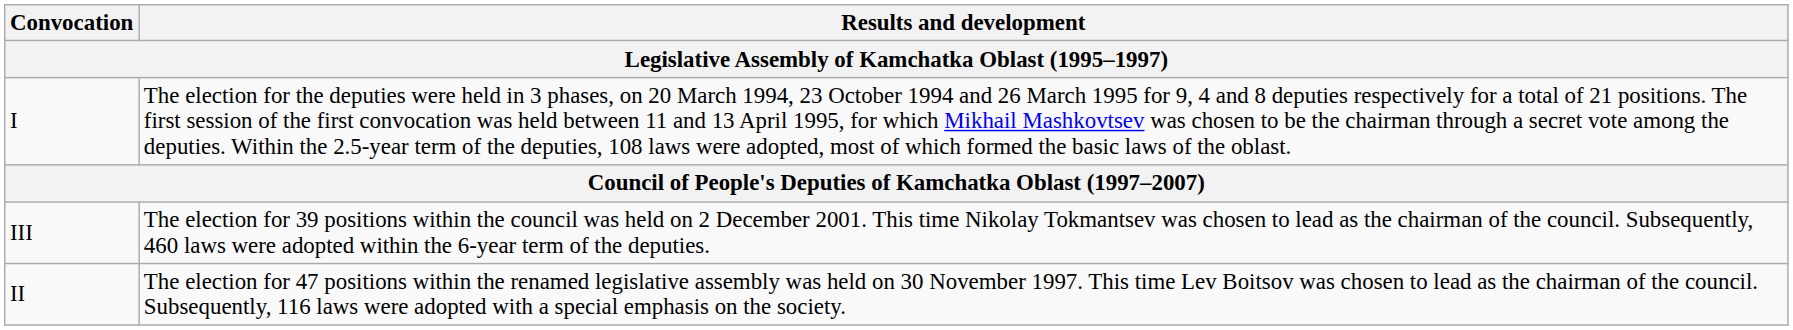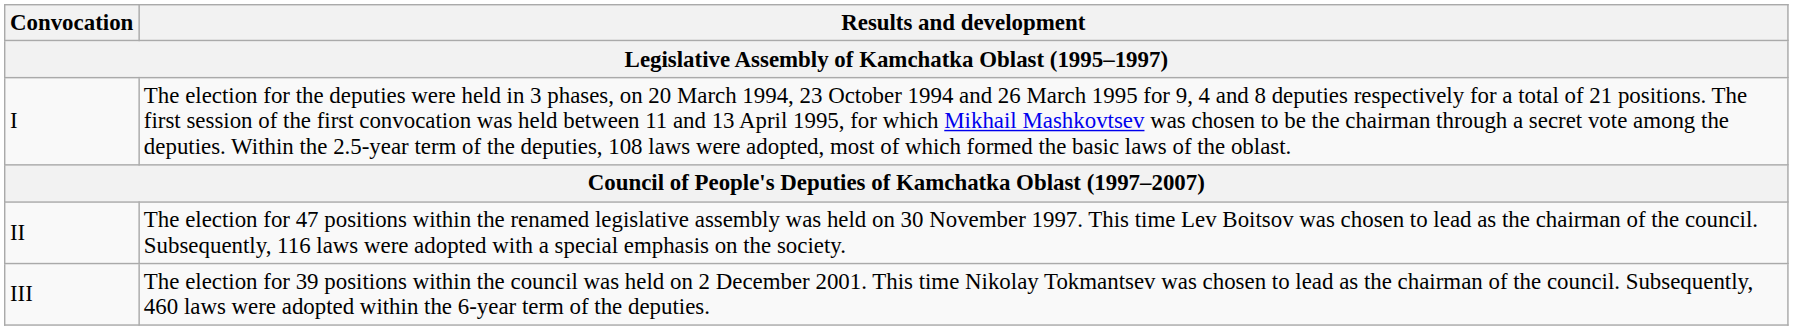rows swapped: (18, 294) <-> (21, 232)
